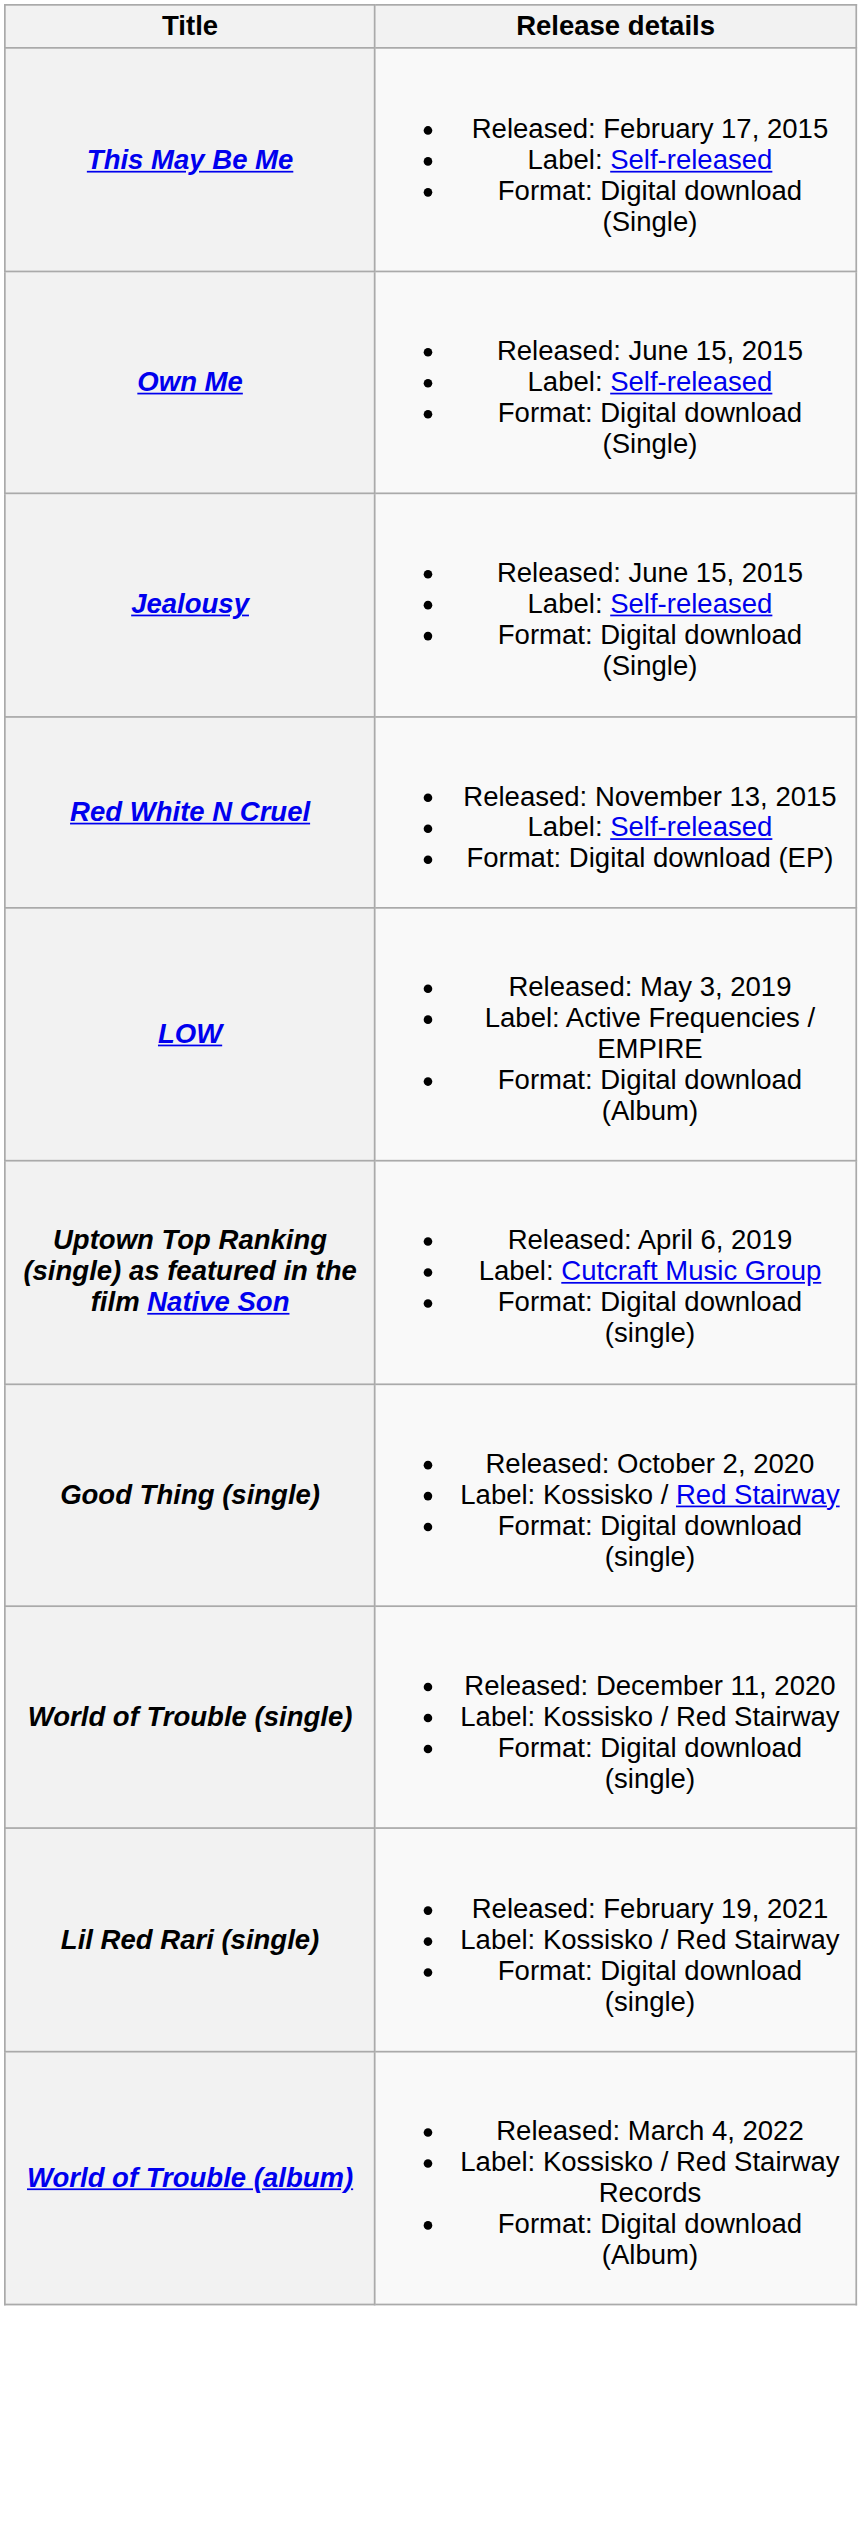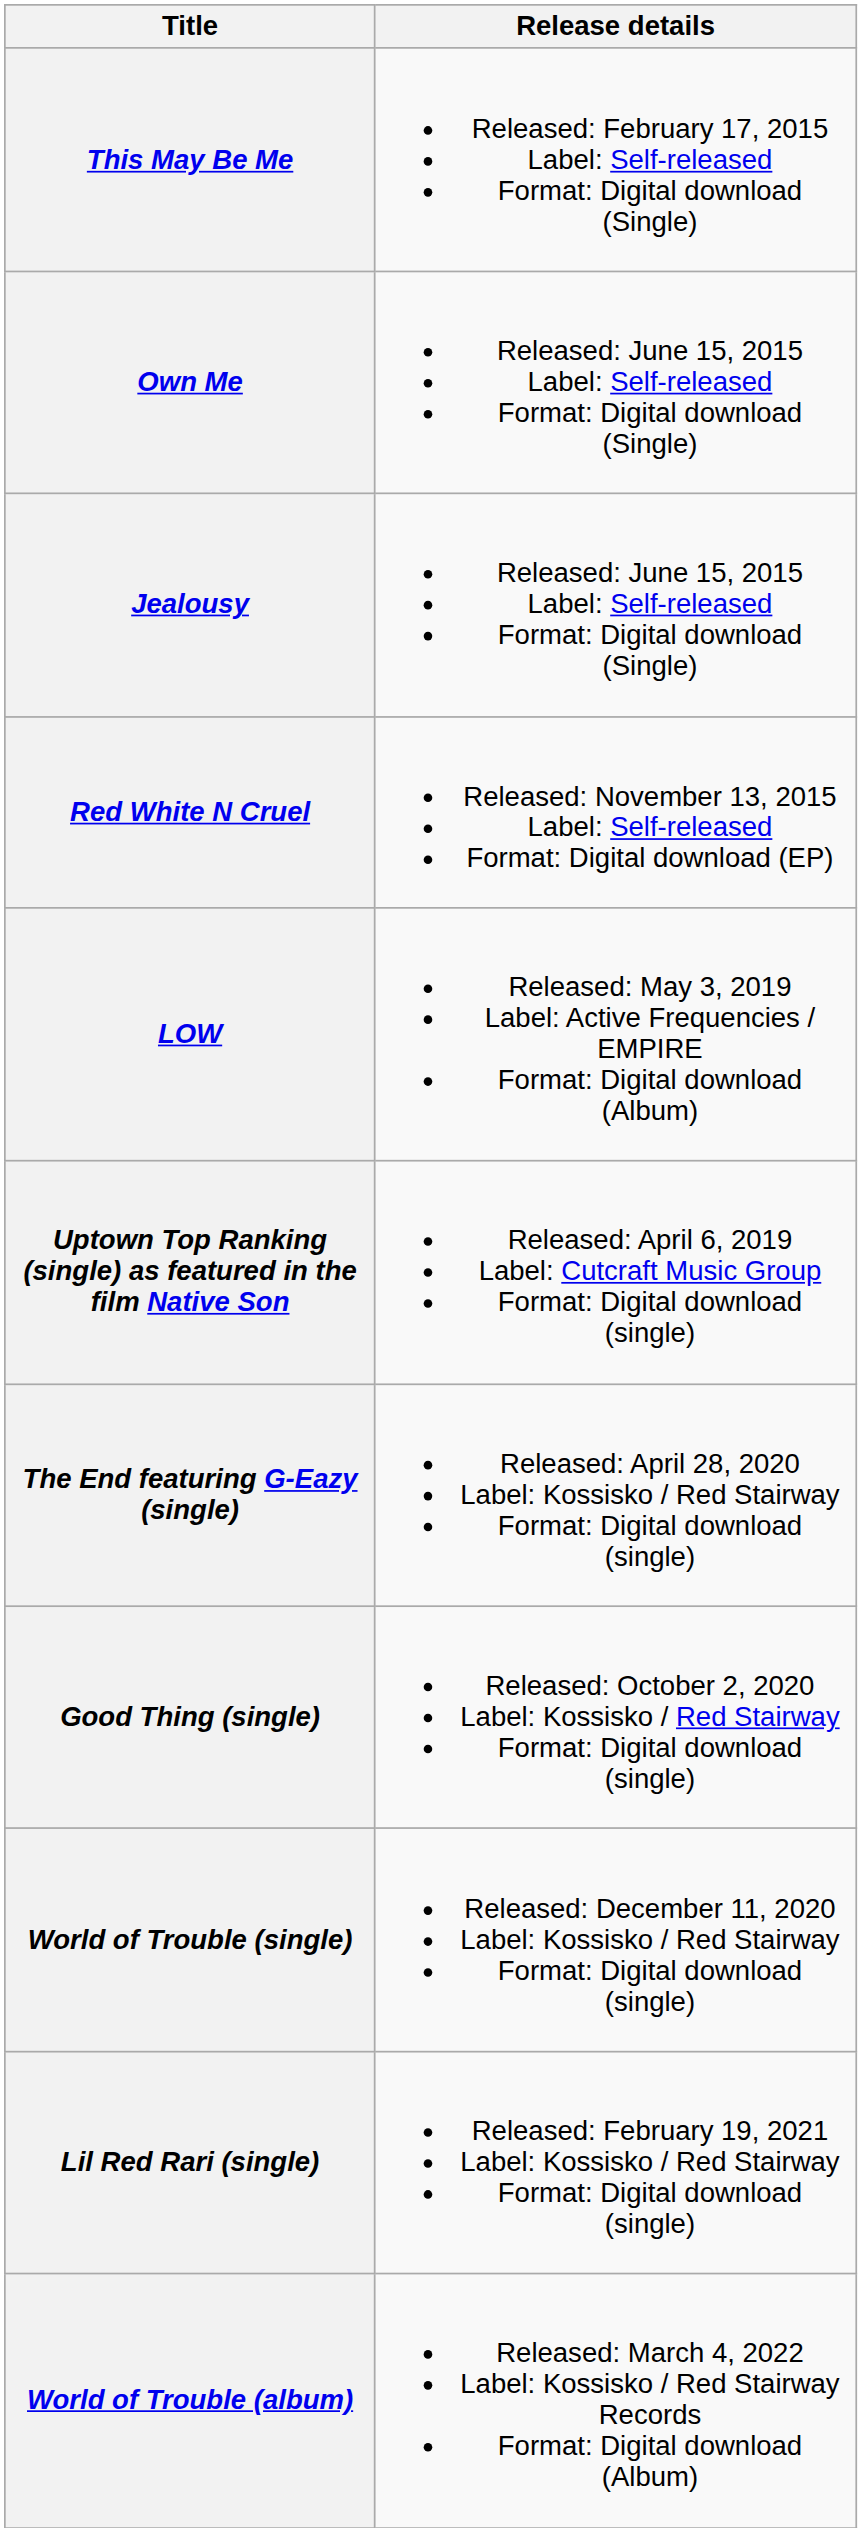+ row: (190, 1494)
